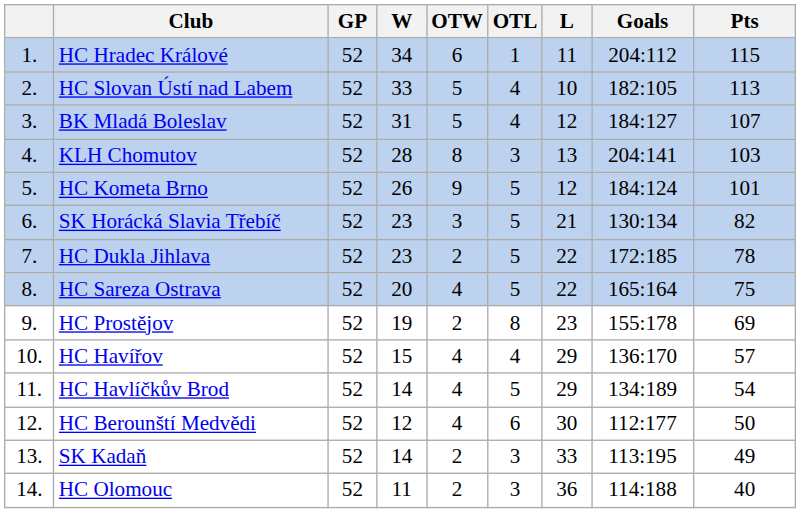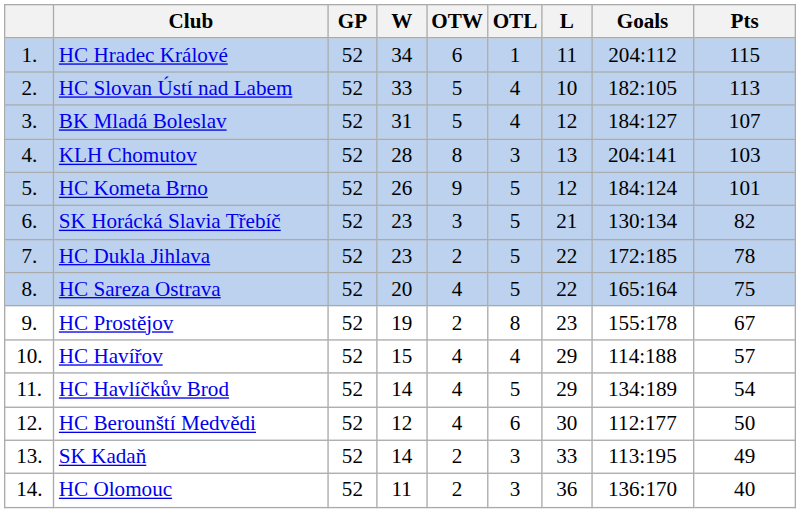(745, 322) 69 -> (745, 322) 67
(643, 356) 136:170 -> (643, 356) 114:188
(643, 490) 114:188 -> (643, 490) 136:170
